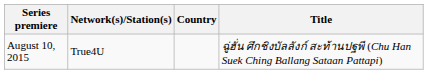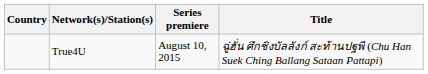columns swapped: (197, 19) <-> (36, 19)
